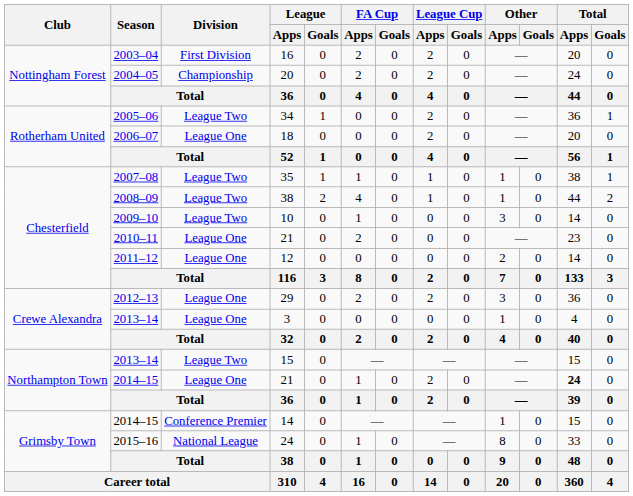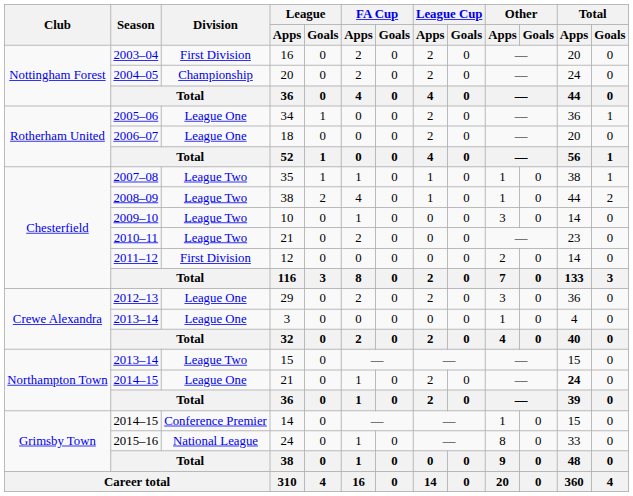(216, 116) League Two -> (216, 116) League One
(216, 237) League One -> (216, 237) League Two
(216, 258) League One -> (216, 258) First Division
